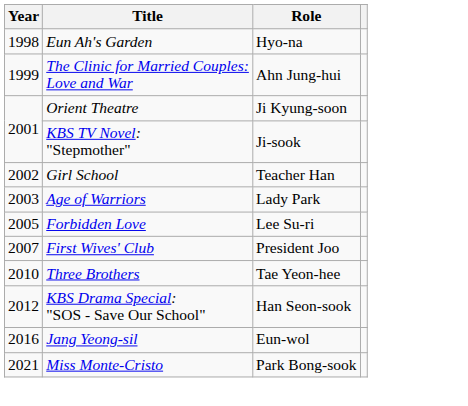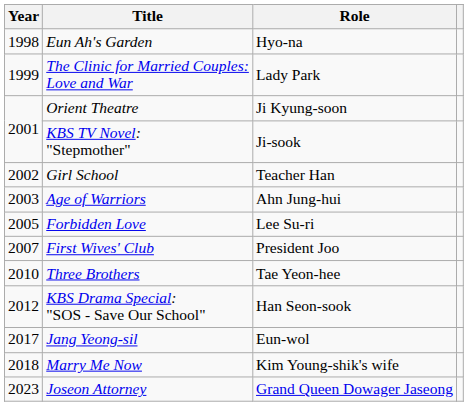(299, 74) Ahn Jung-hui -> (288, 74) Lady Park
(288, 199) Lady Park -> (299, 199) Ahn Jung-hui
(24, 339) 2016 -> (24, 339) 2017
+ row: (94, 364)
- row: (105, 364)
+ row: (96, 389)
